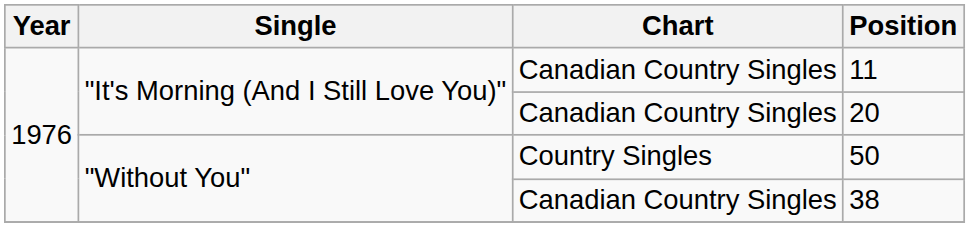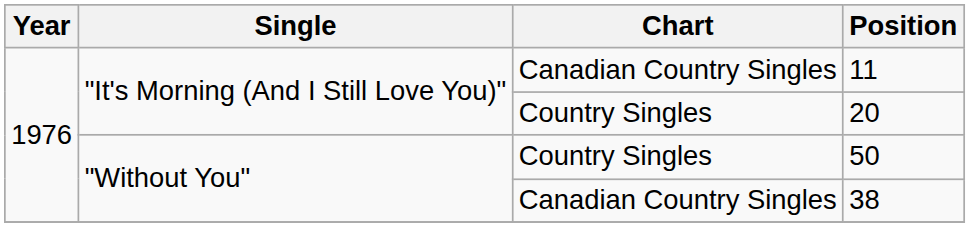(678, 112) Canadian Country Singles -> (615, 112) Country Singles
